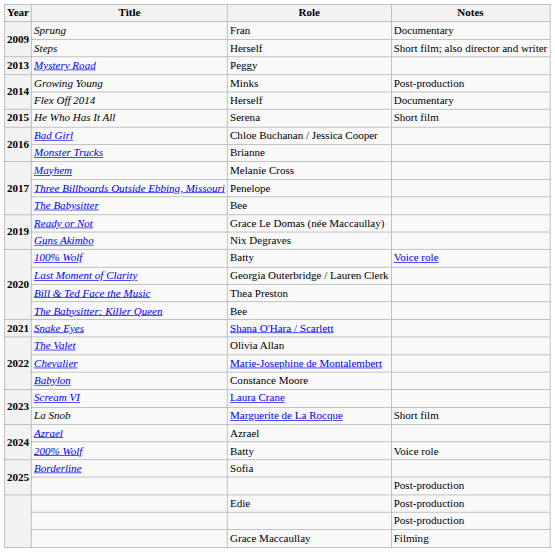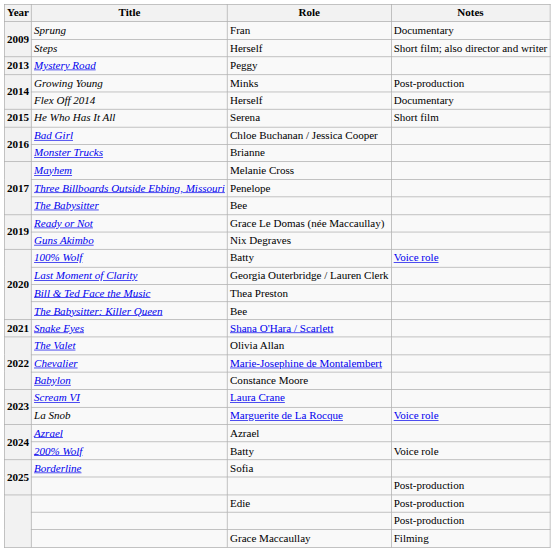(416, 415) Short film -> (416, 415) Voice role
